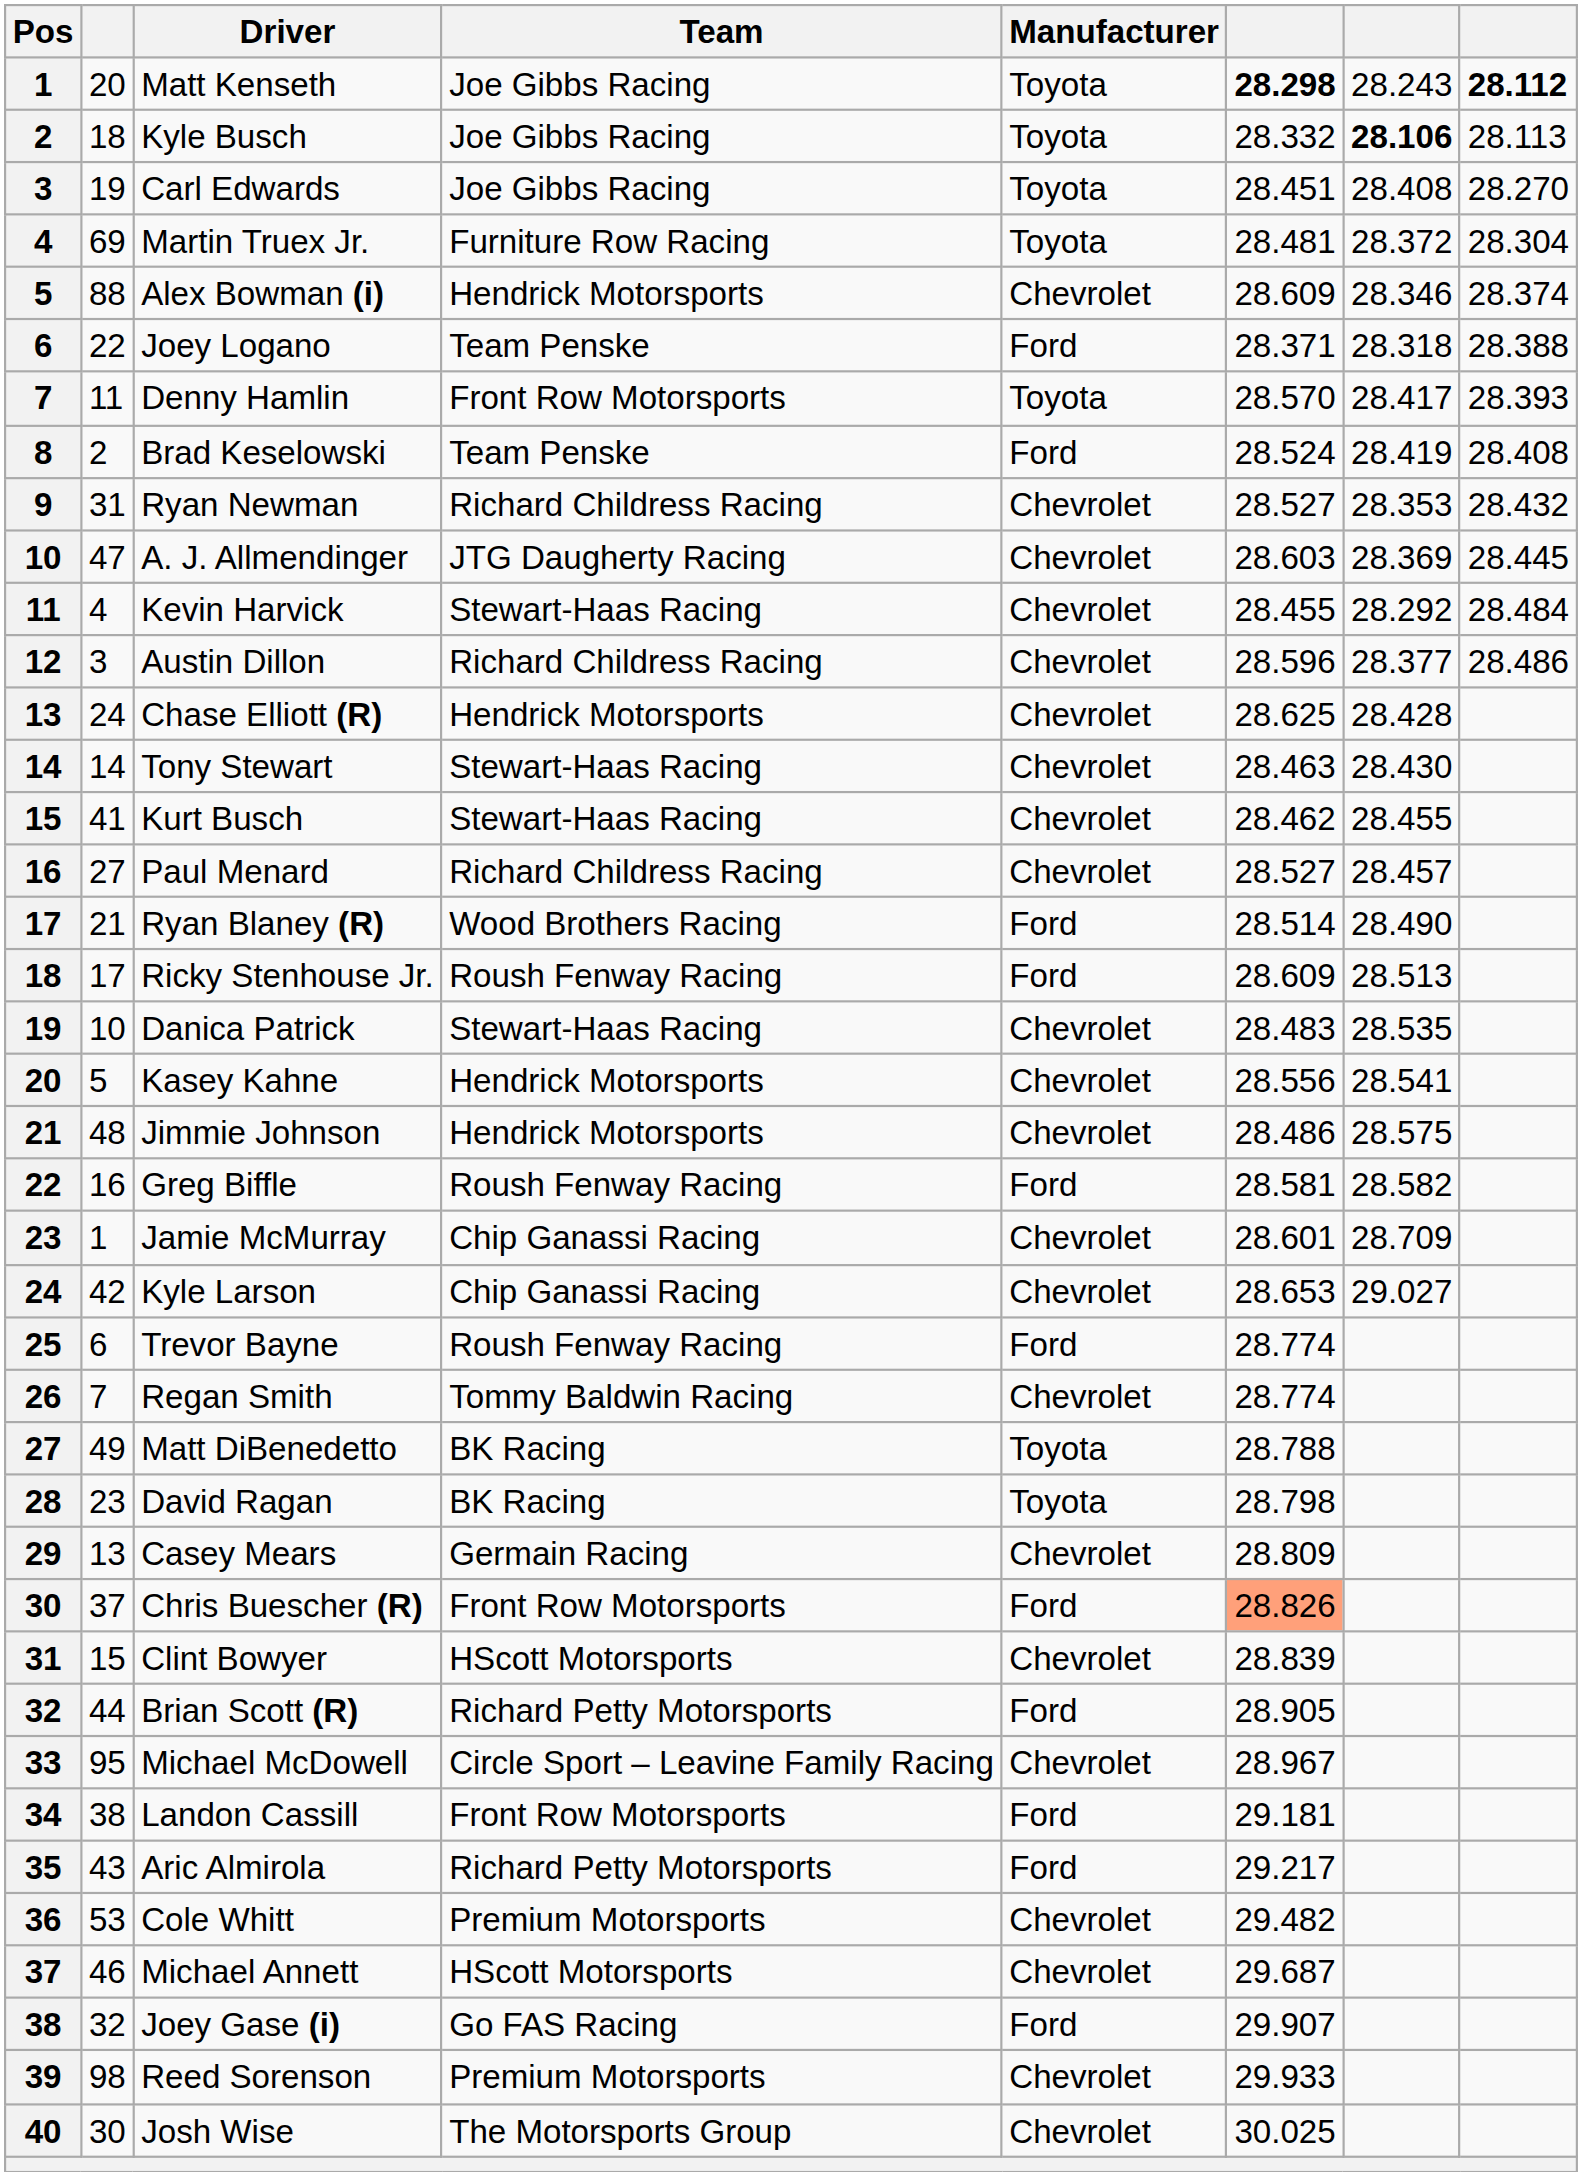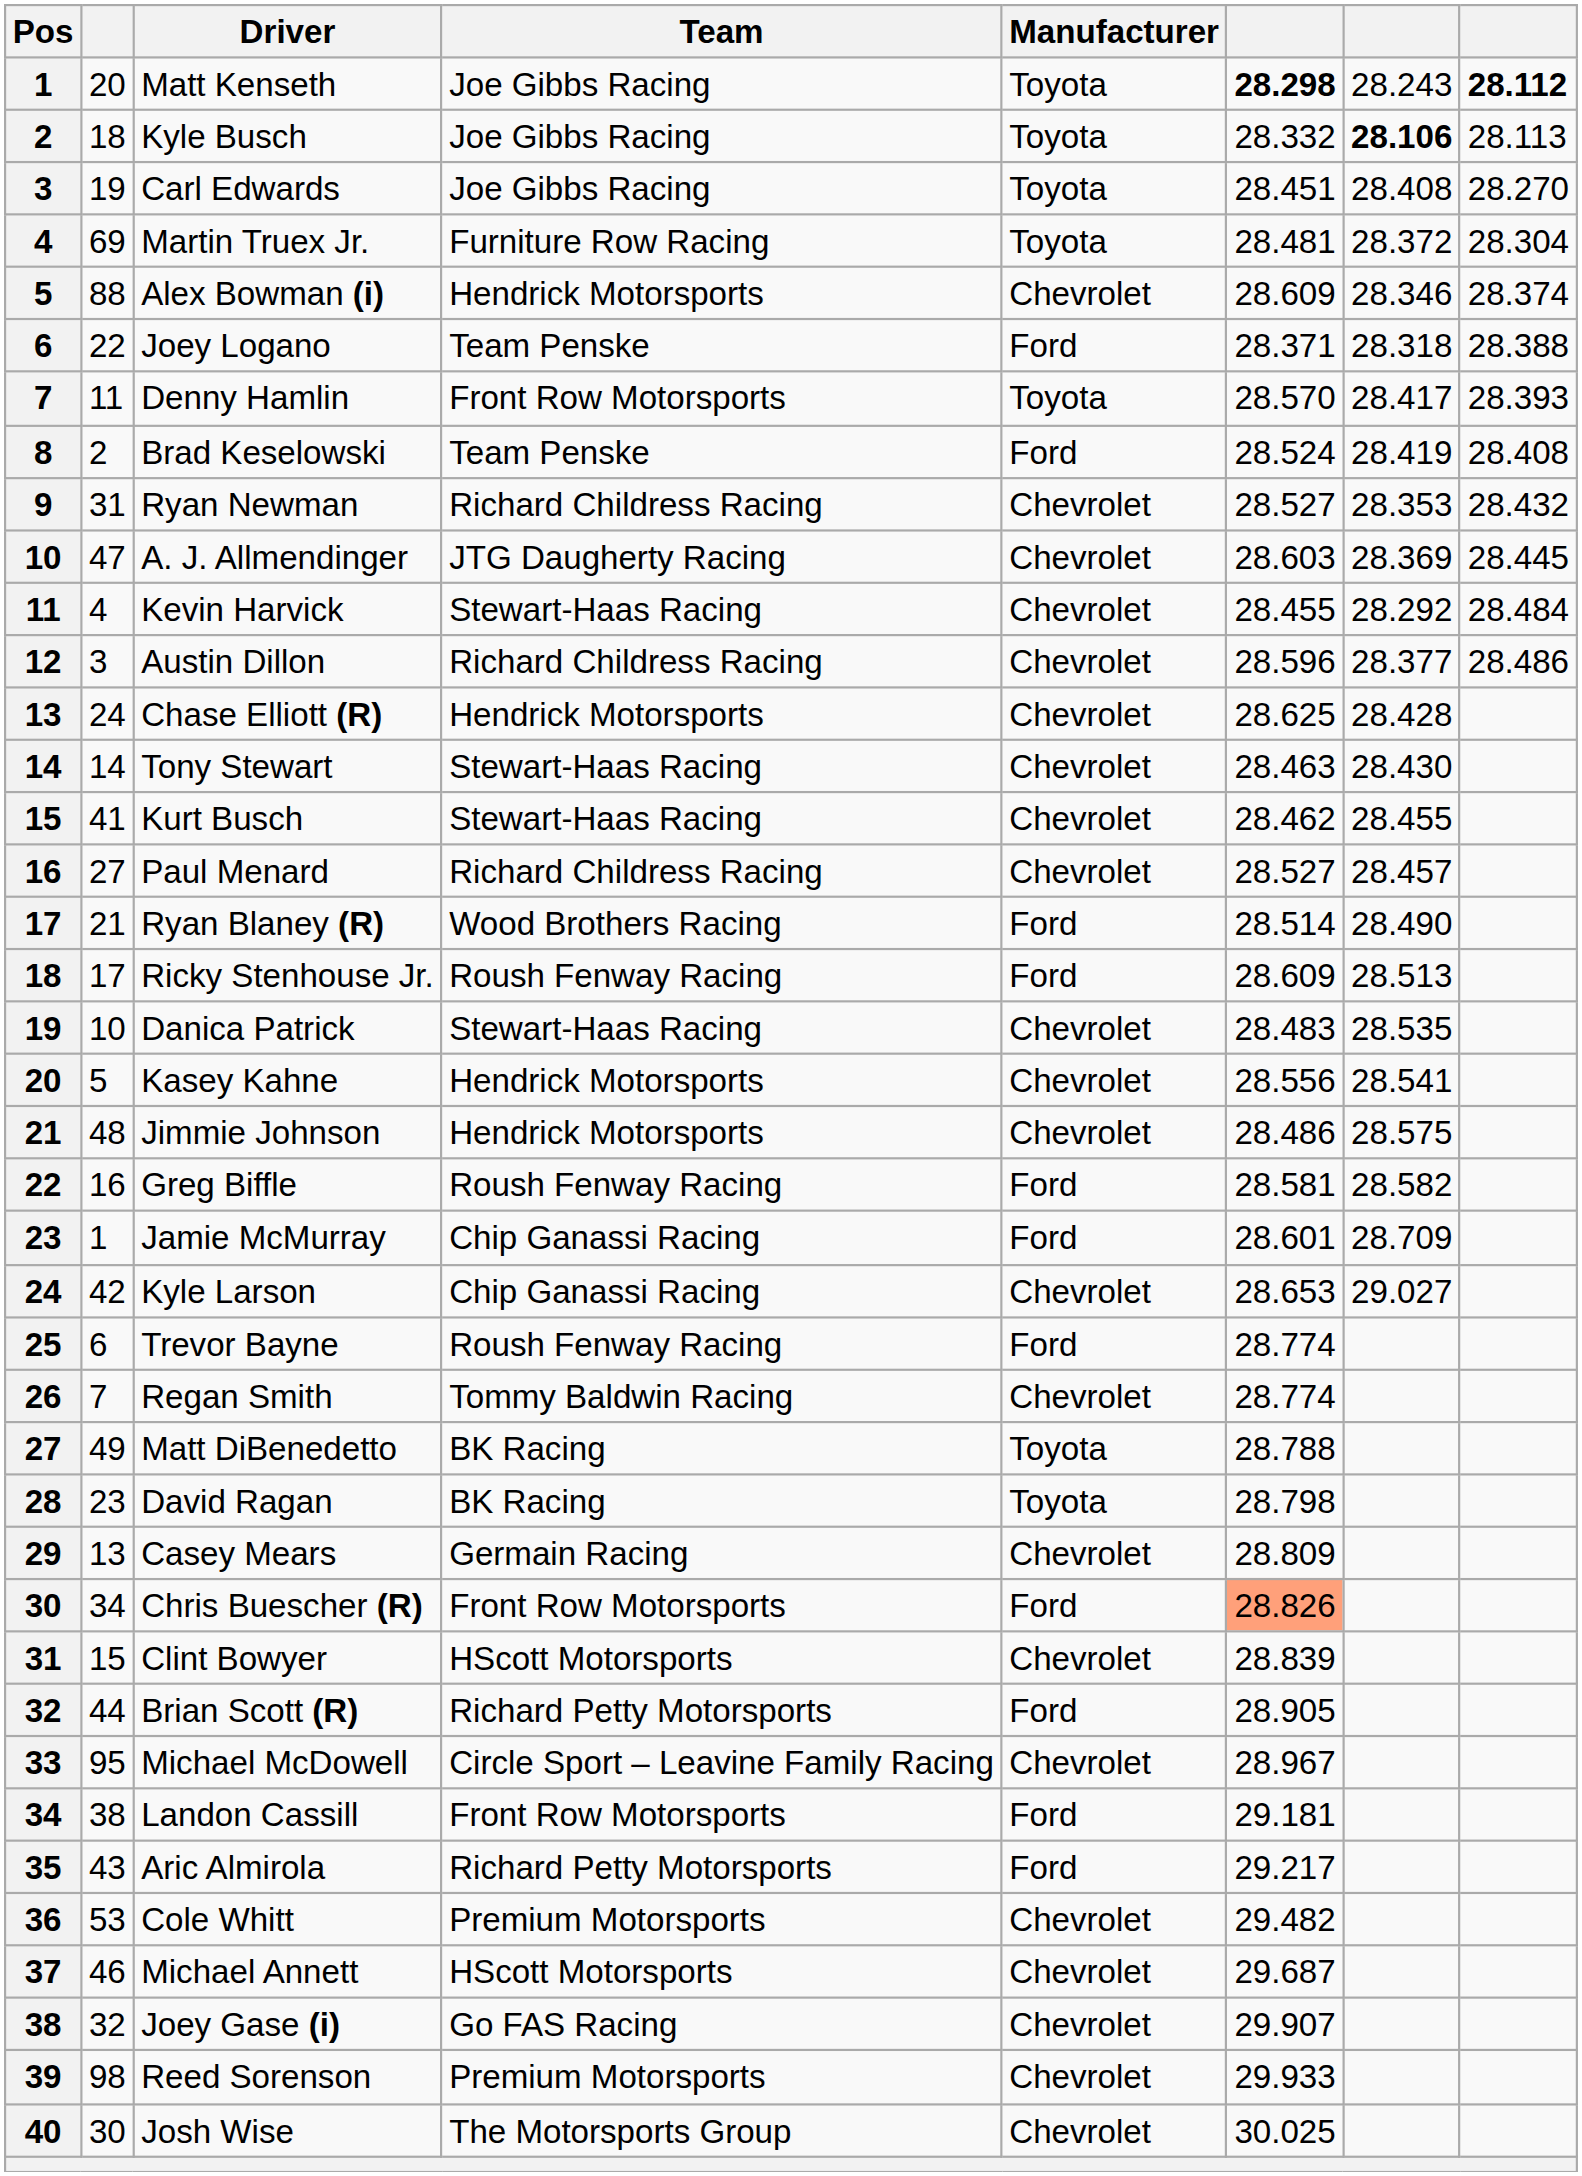(1080, 1238) Chevrolet -> (1043, 1238) Ford
(107, 1605) 37 -> (107, 1605) 34
(1043, 2025) Ford -> (1080, 2025) Chevrolet
